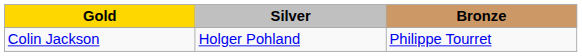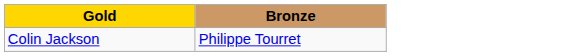- column: (291, 16)
